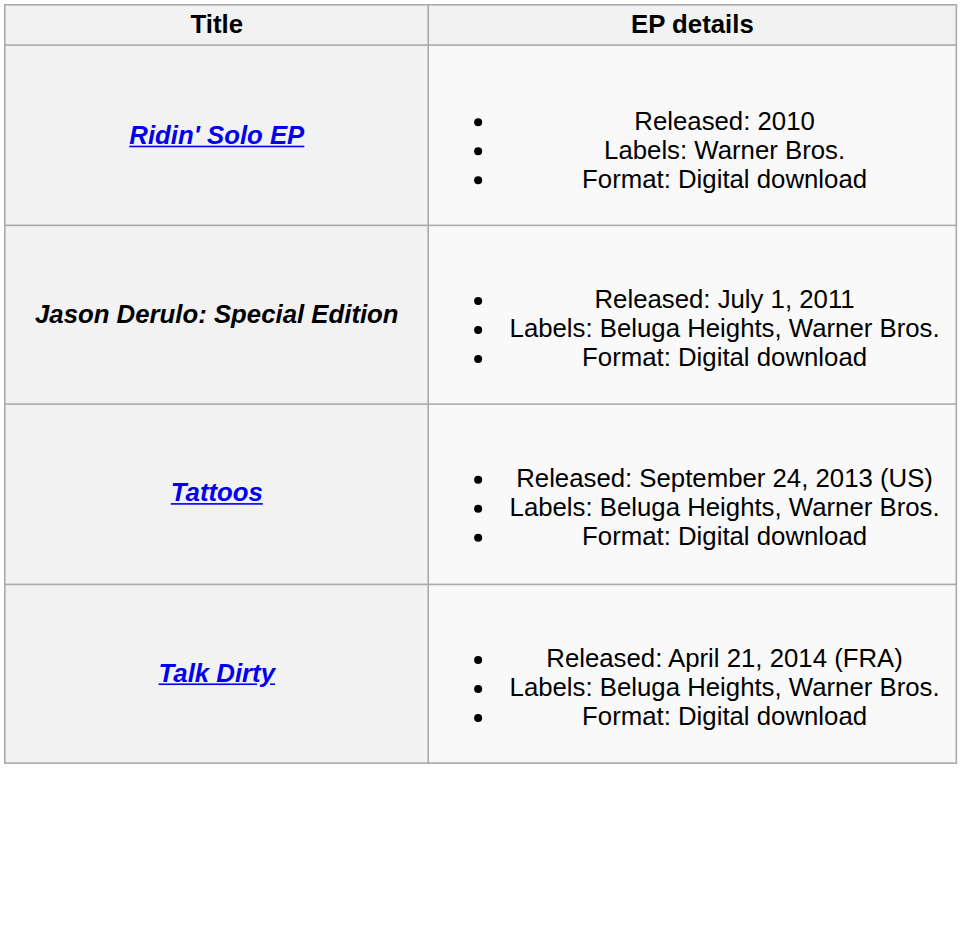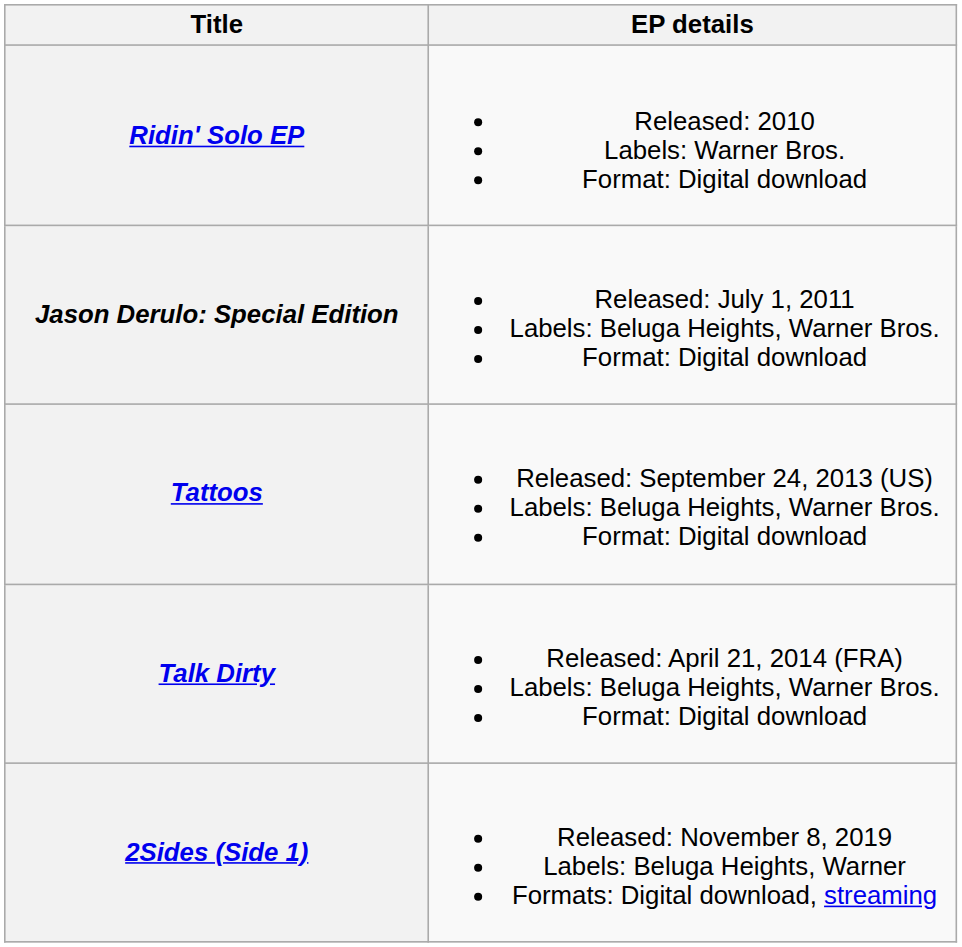+ row: (217, 852)
